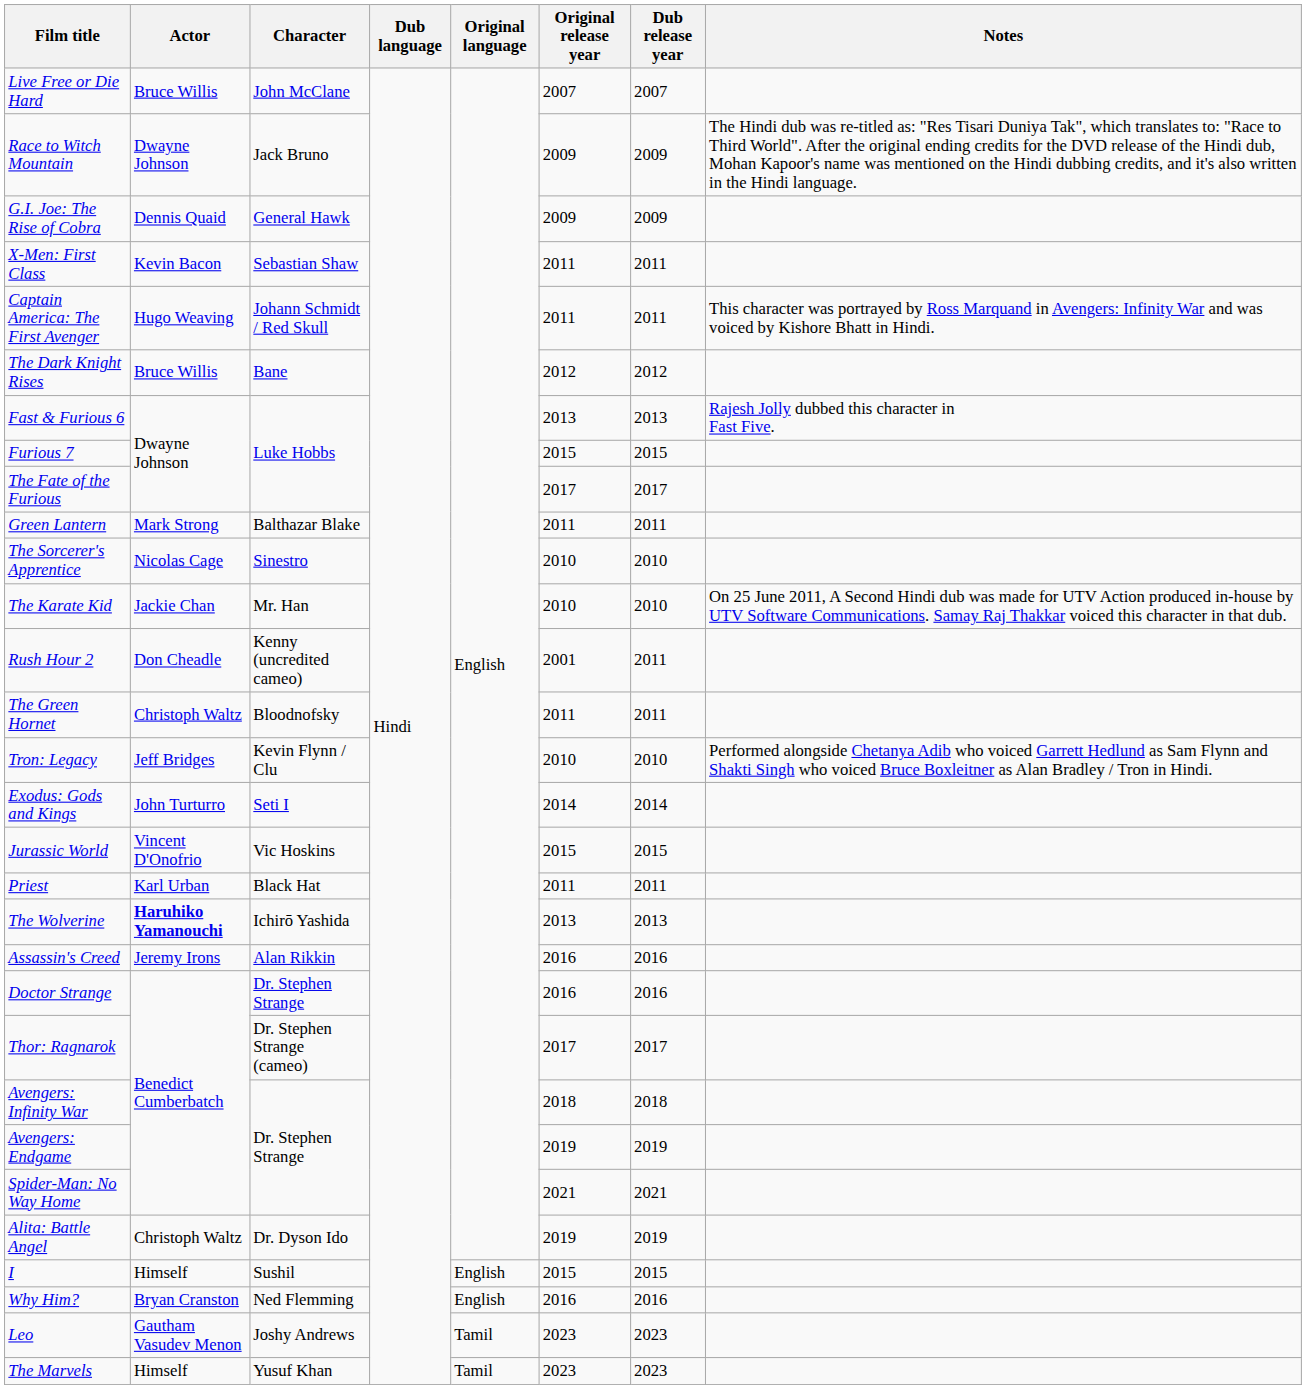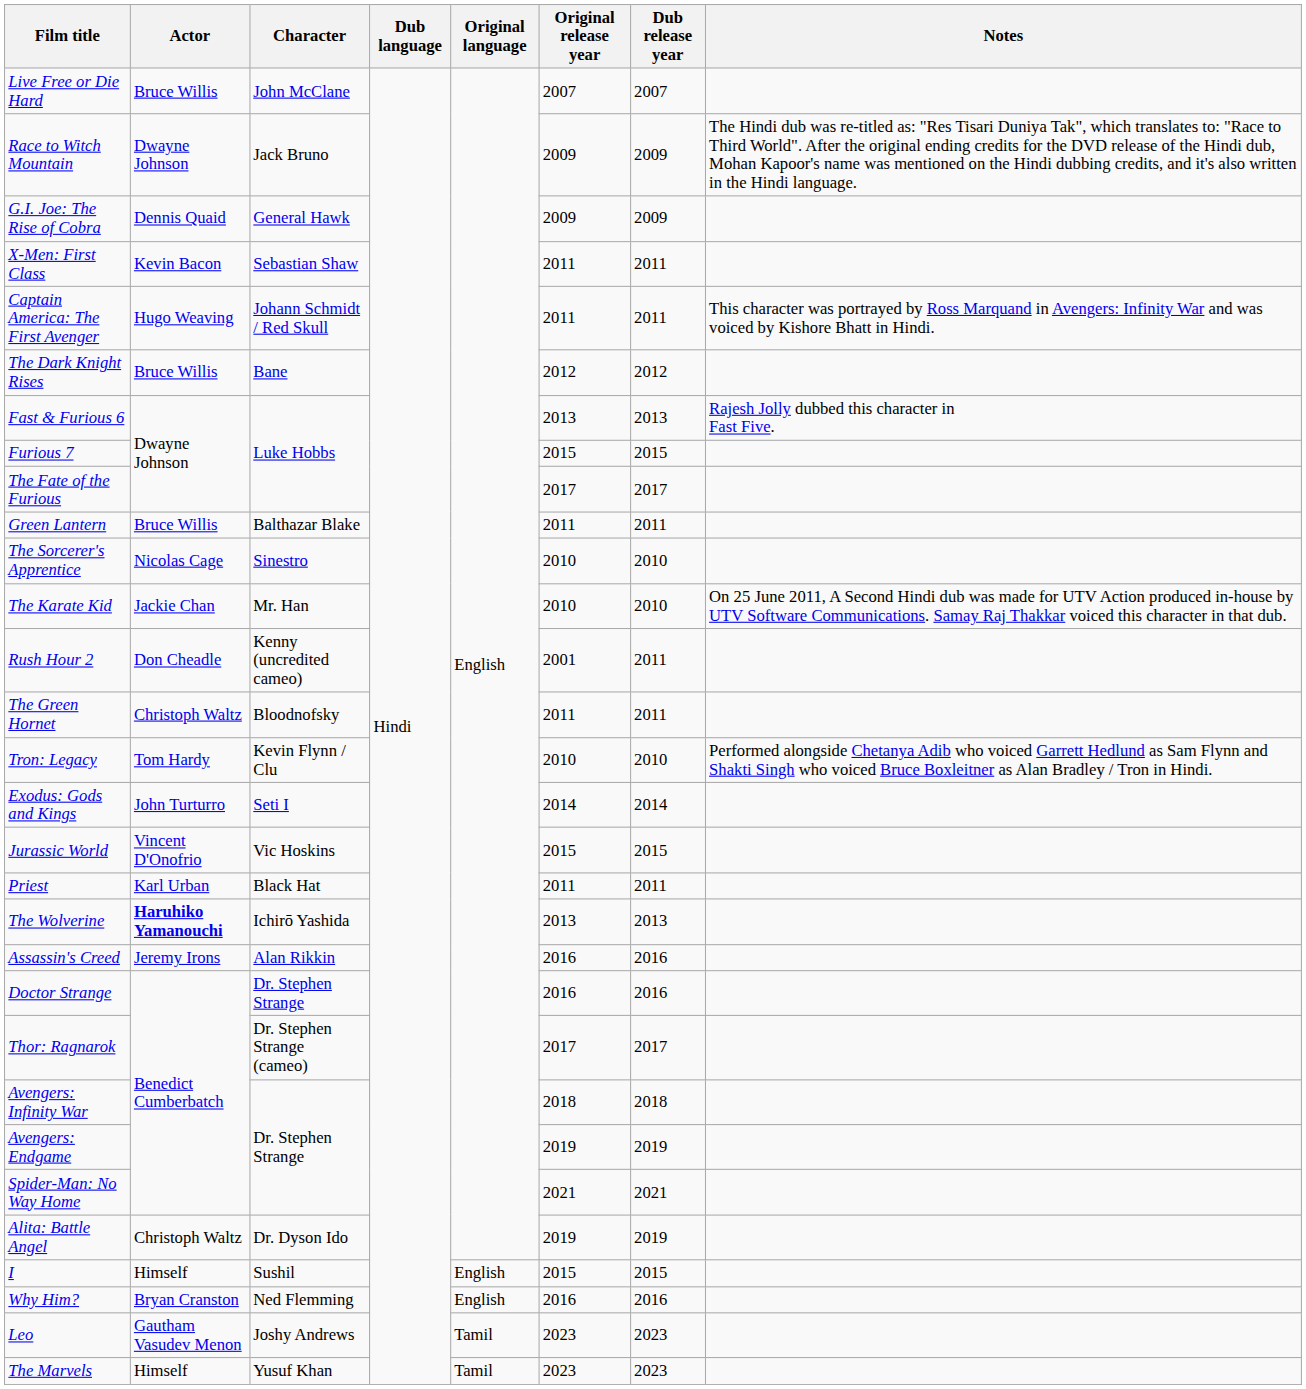(176, 524) Mark Strong -> (176, 524) Bruce Willis
(174, 759) Jeff Bridges -> (172, 759) Tom Hardy
